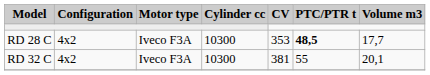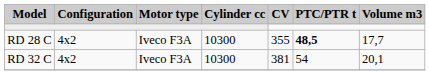(280, 39) 353 -> (280, 39) 355
(302, 59) 55 -> (302, 59) 54
